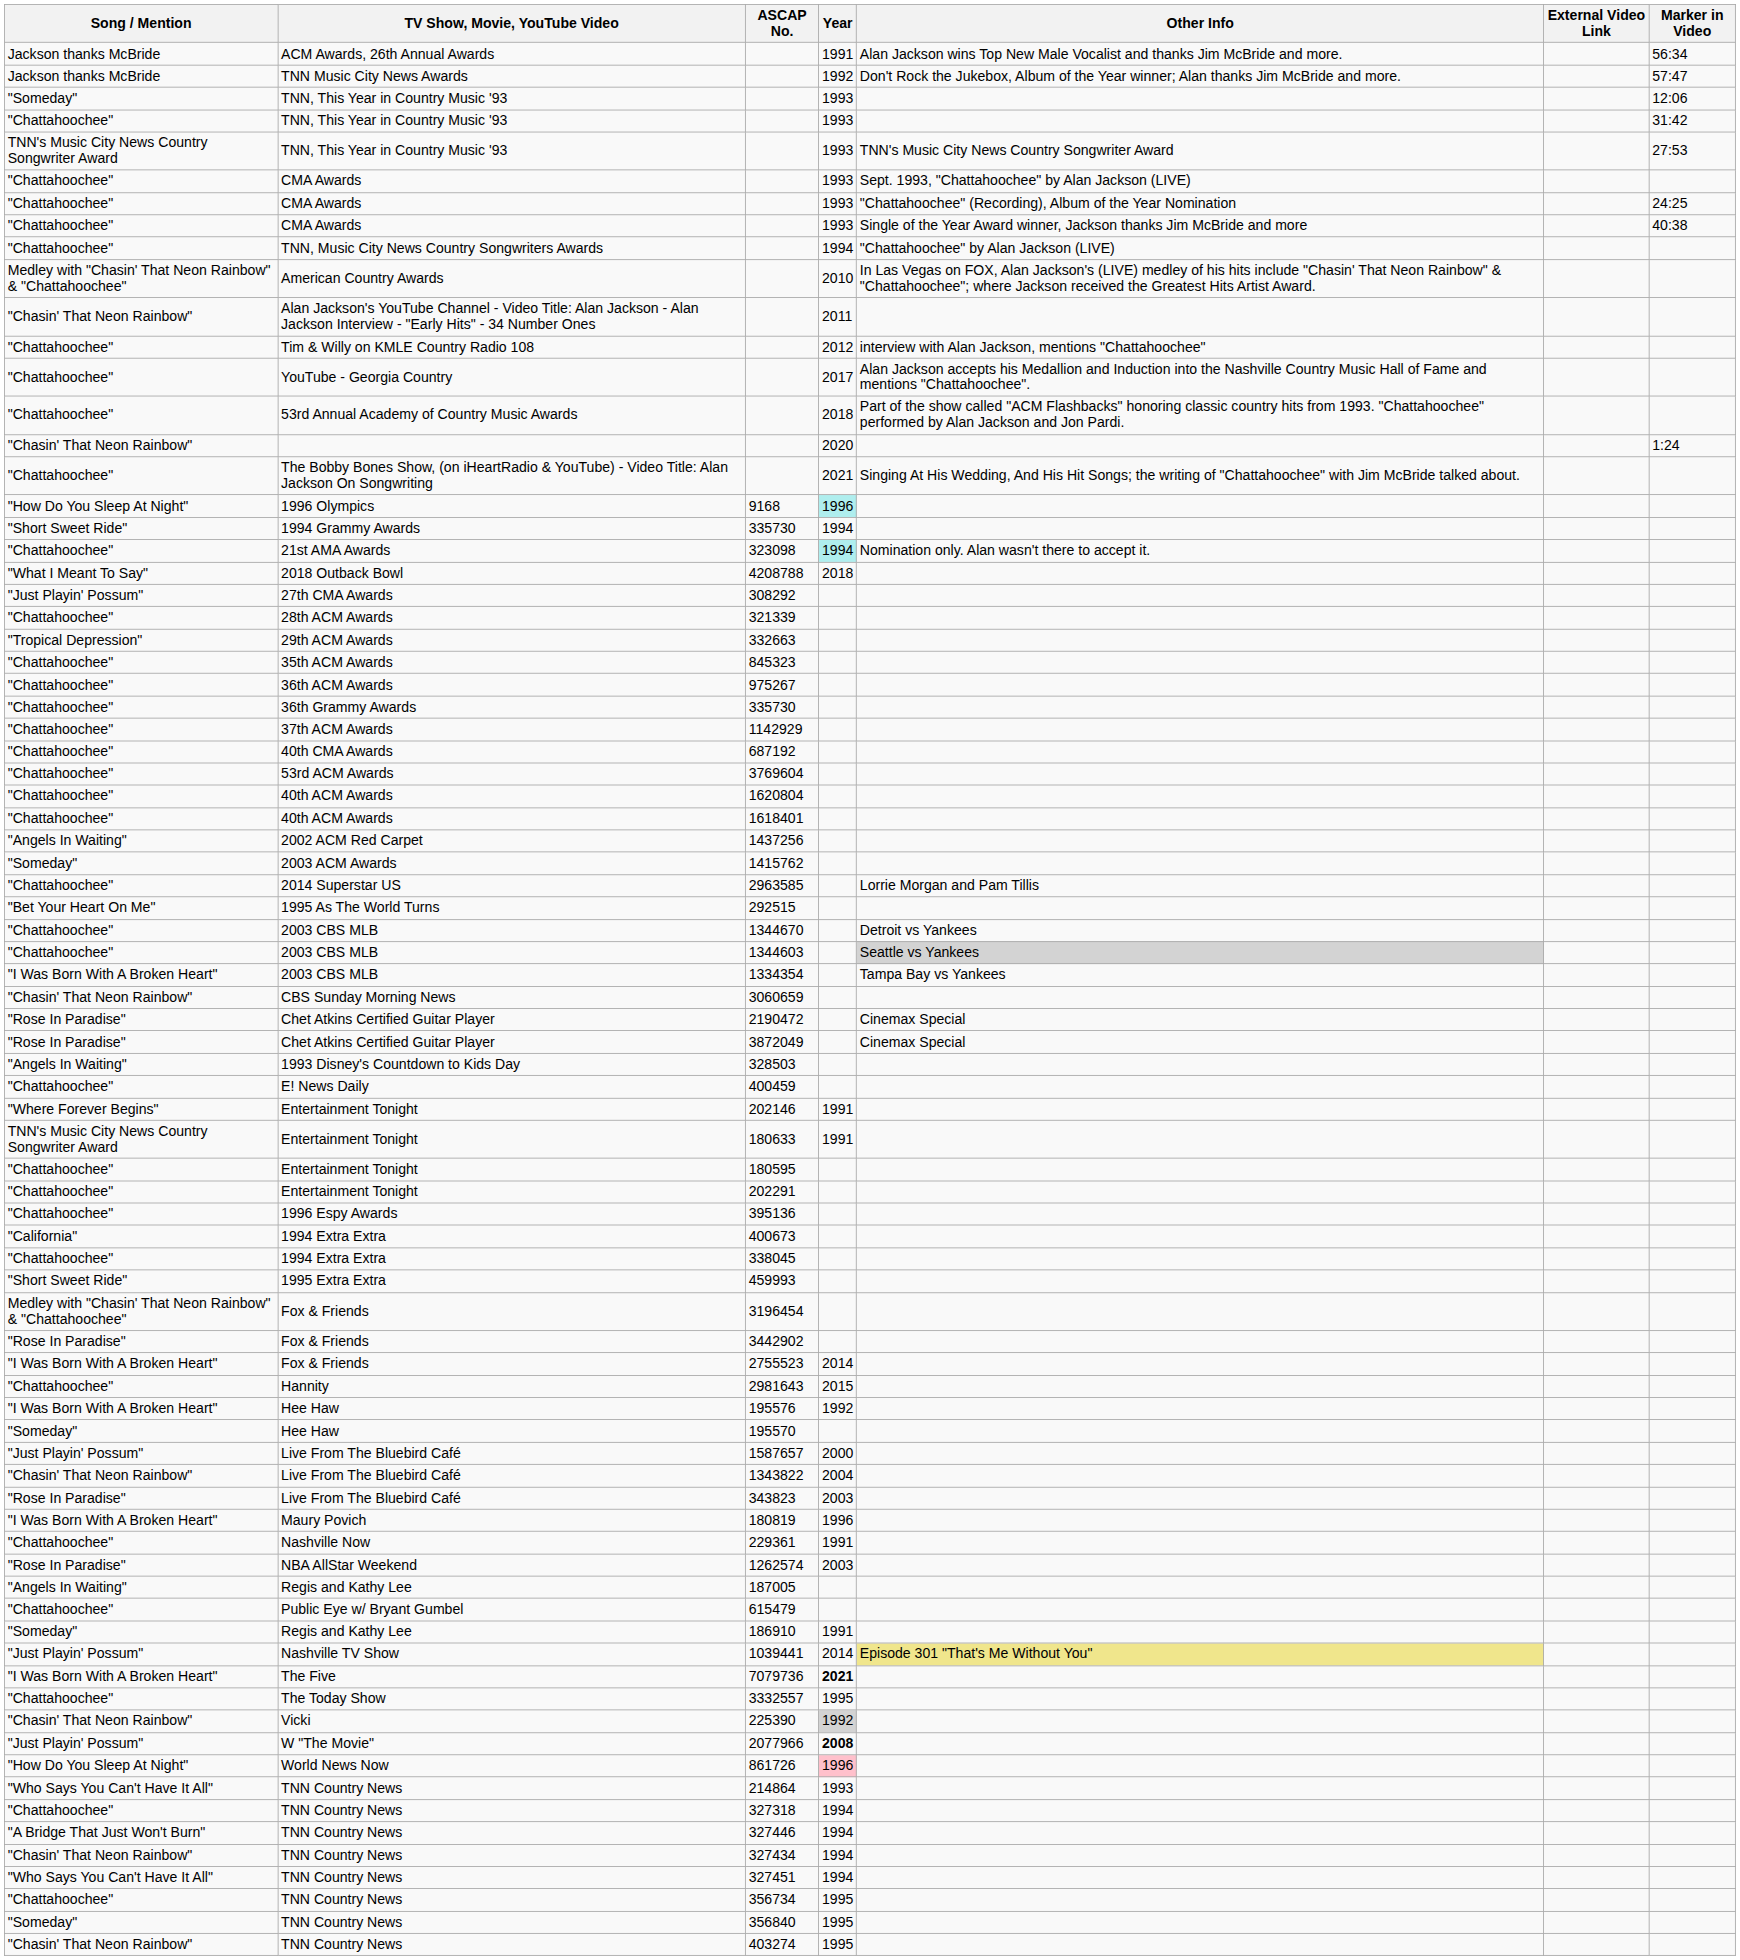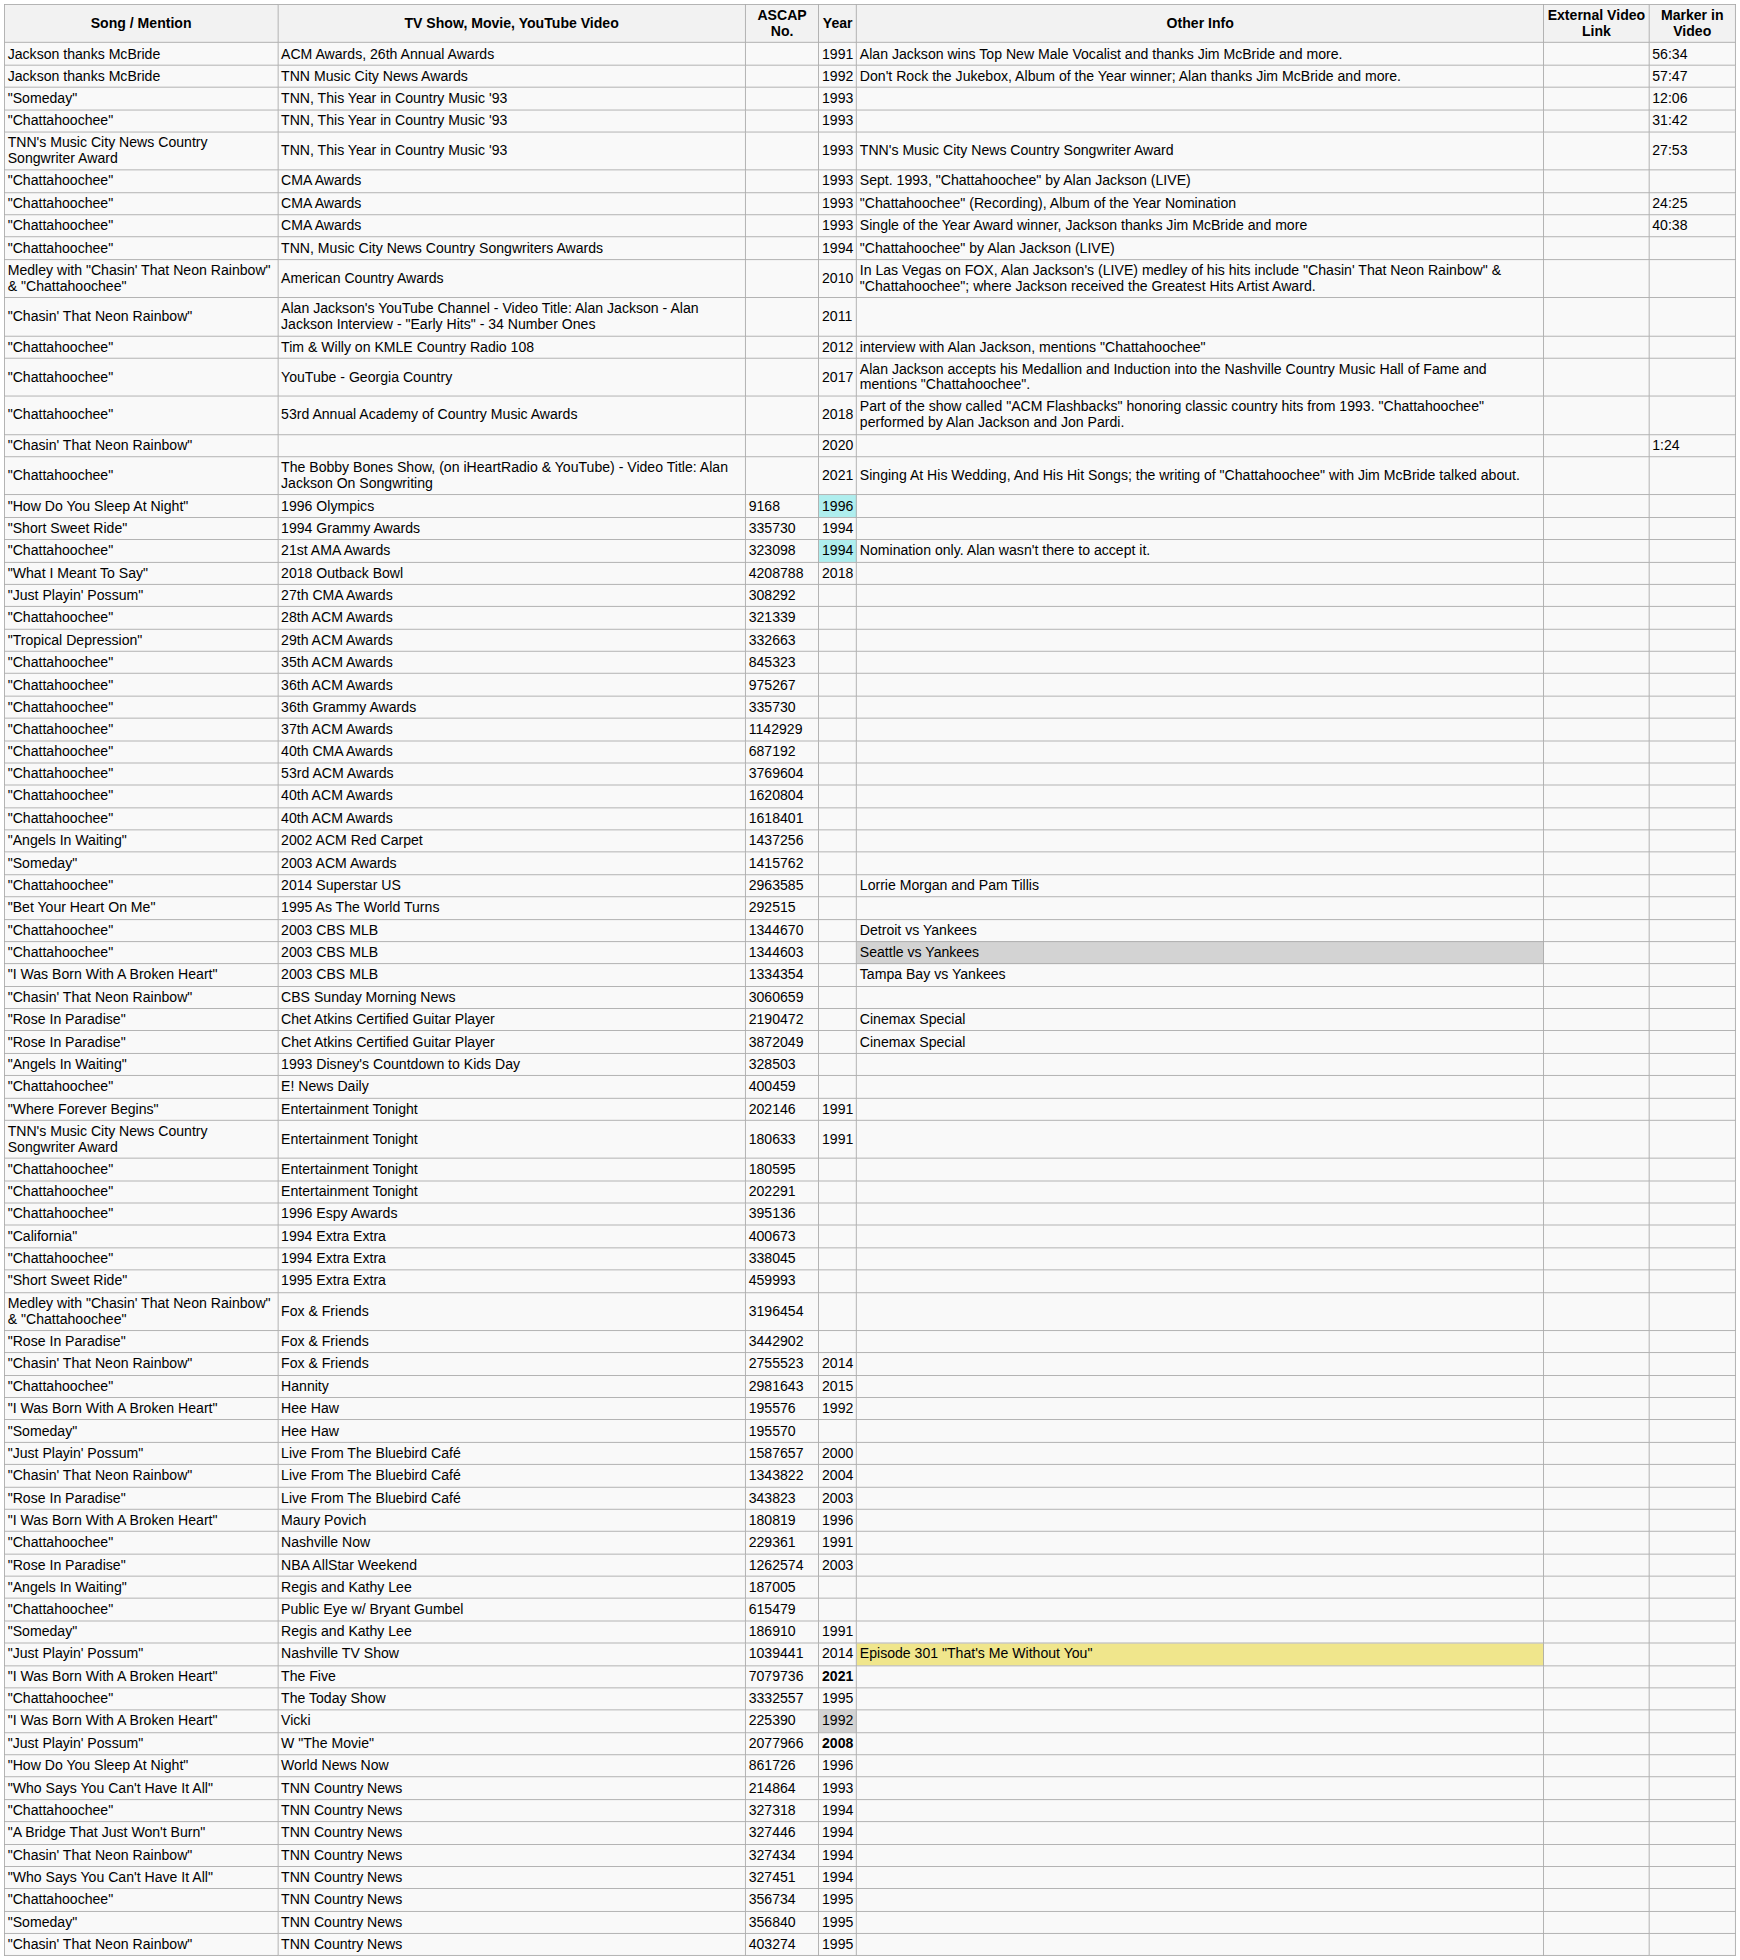(113, 1364) "I Was Born With A Broken Heart" -> (100, 1364) "Chasin' That Neon Rainbow"
(100, 1721) "Chasin' That Neon Rainbow" -> (113, 1721) "I Was Born With A Broken Heart"
(838, 1765) pink background -> (838, 1765) no background
